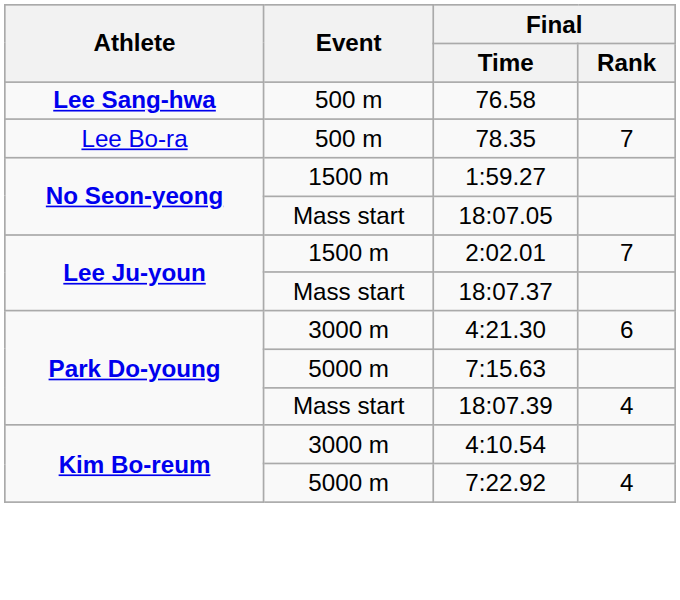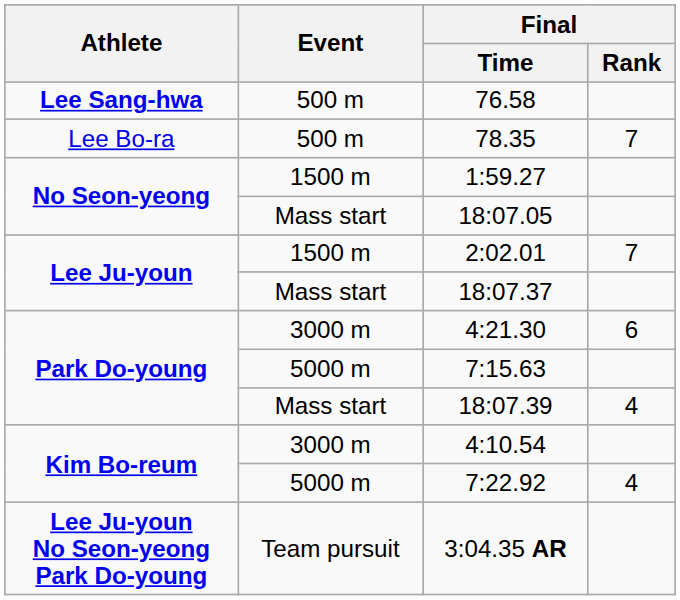+ row: (505, 548)
